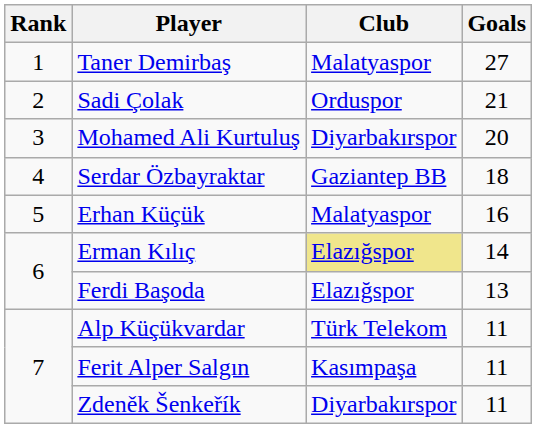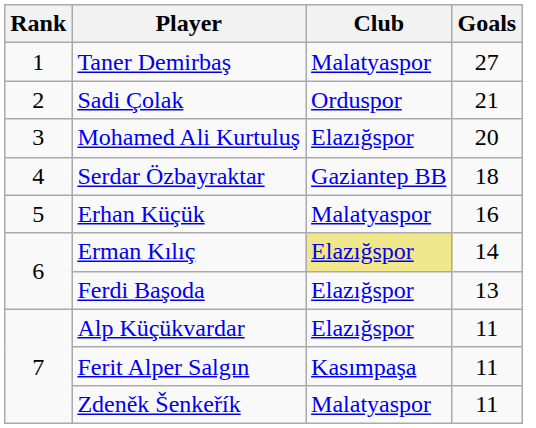(384, 137) Diyarbakırspor -> (362, 137) Elazığspor
(379, 328) Türk Telekom -> (362, 328) Elazığspor
(384, 404) Diyarbakırspor -> (371, 404) Malatyaspor
